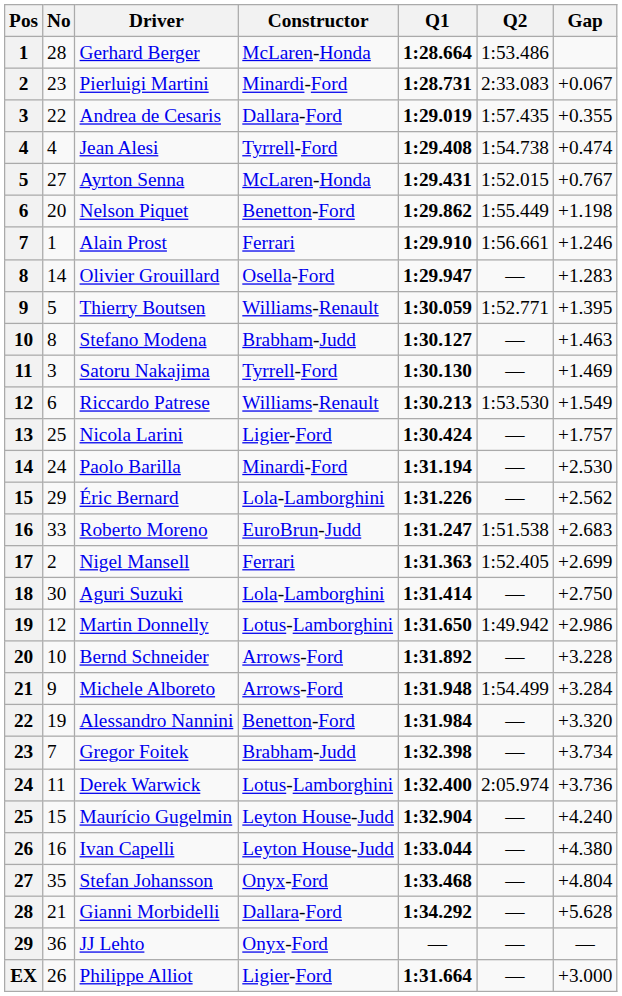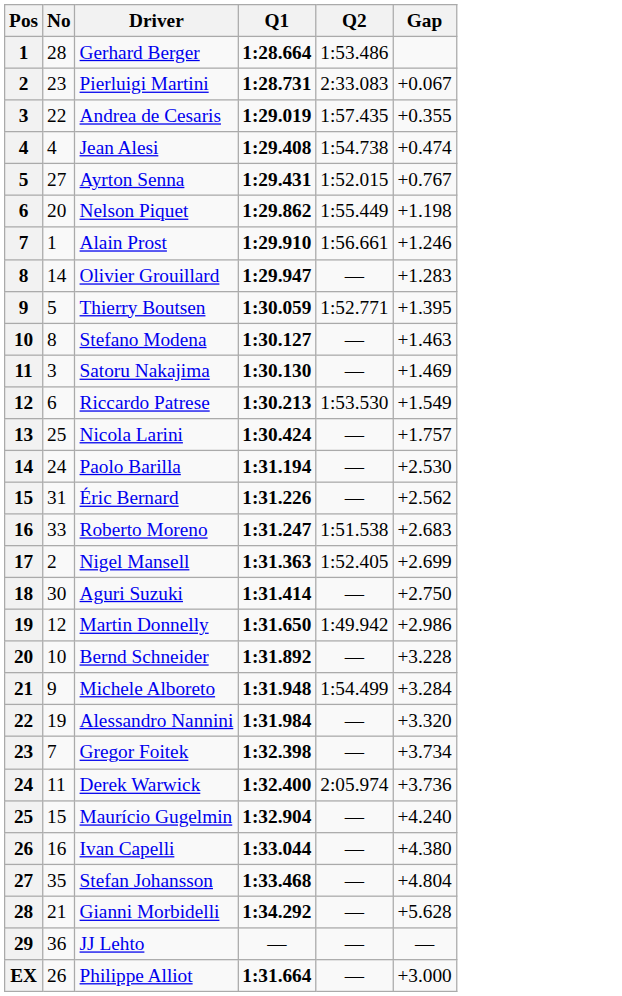- column: (318, 20)
(57, 498) 29 -> (57, 498) 31
